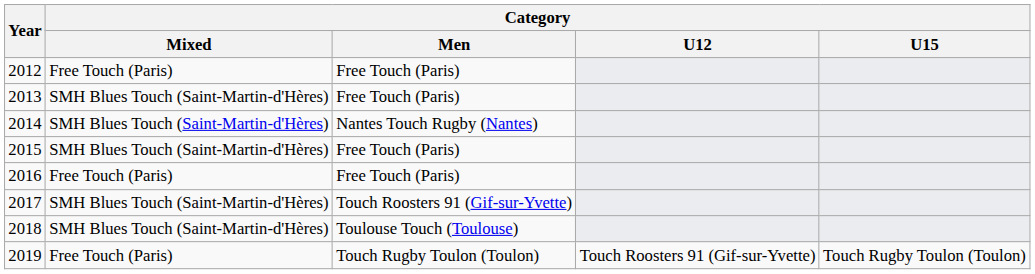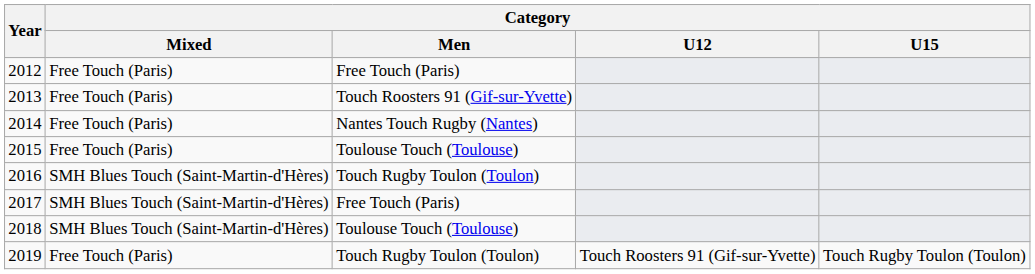(189, 96) SMH Blues Touch (Saint-Martin-d'Hères) -> (111, 96) Free Touch (Paris)
(398, 96) Free Touch (Paris) -> (454, 96) Touch Roosters 91 (Gif-sur-Yvette)
(189, 123) SMH Blues Touch (Saint-Martin-d'Hères) -> (111, 123) Free Touch (Paris)
(189, 149) SMH Blues Touch (Saint-Martin-d'Hères) -> (111, 149) Free Touch (Paris)
(398, 149) Free Touch (Paris) -> (427, 149) Toulouse Touch (Toulouse)
(111, 176) Free Touch (Paris) -> (189, 176) SMH Blues Touch (Saint-Martin-d'Hères)
(398, 176) Free Touch (Paris) -> (438, 176) Touch Rugby Toulon (Toulon)
(454, 202) Touch Roosters 91 (Gif-sur-Yvette) -> (398, 202) Free Touch (Paris)
